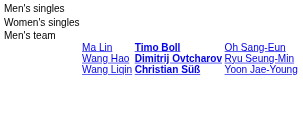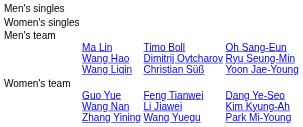(178, 59) bold -> (183, 59) normal
+ row: (37, 84)
